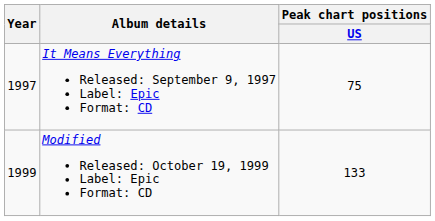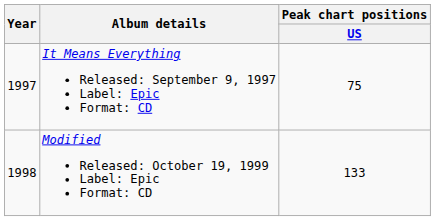(22, 172) 1999 -> (22, 172) 1998
